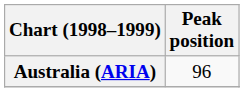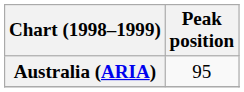(202, 71) 96 -> (202, 71) 95
